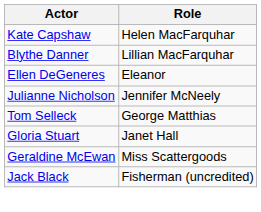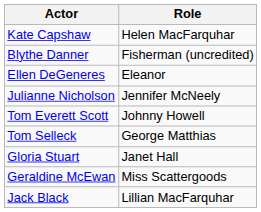(178, 55) Lillian MacFarquhar -> (188, 55) Fisherman (uncredited)
+ row: (58, 116)
(188, 177) Fisherman (uncredited) -> (178, 197) Lillian MacFarquhar
